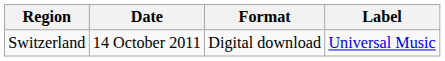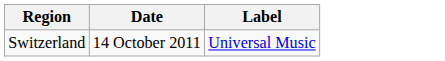- column: (265, 17)
